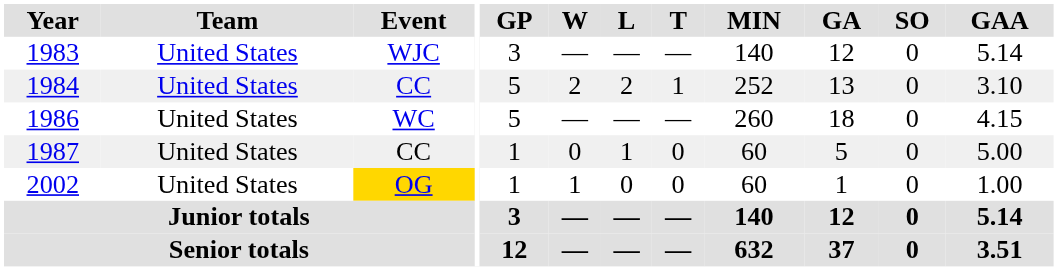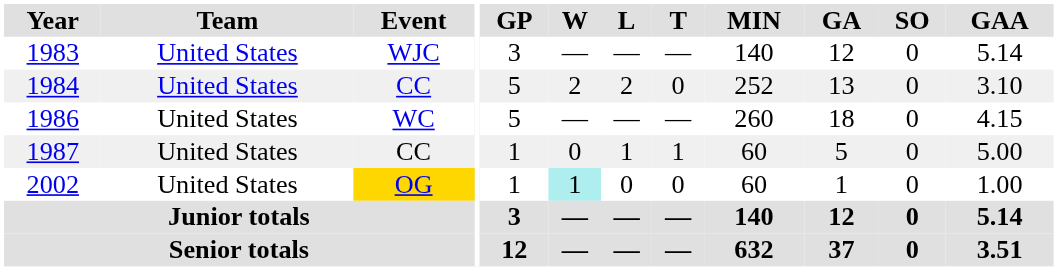(678, 85) 1 -> (678, 85) 0
(678, 151) 0 -> (678, 151) 1
(575, 184) no background -> (575, 184) paleturquoise background
